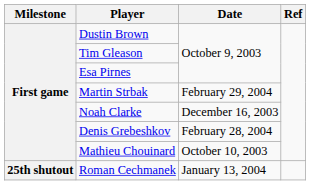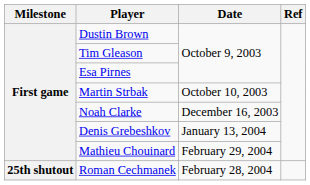(227, 92) February 29, 2004 -> (224, 92) October 10, 2003
(227, 131) February 28, 2004 -> (224, 131) January 13, 2004
(224, 151) October 10, 2003 -> (227, 151) February 29, 2004
(224, 170) January 13, 2004 -> (227, 170) February 28, 2004
